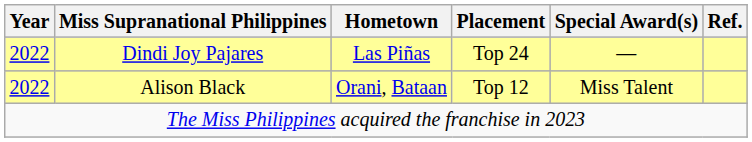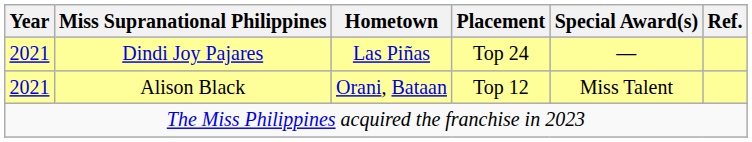(29, 53) 2022 -> (29, 53) 2021
(29, 86) 2022 -> (29, 86) 2021
